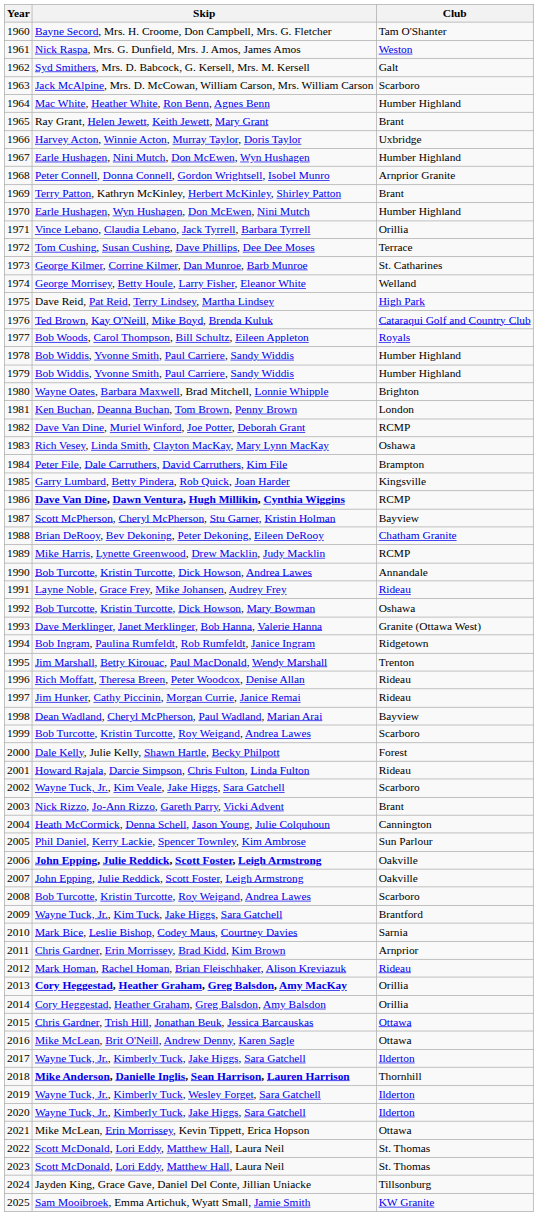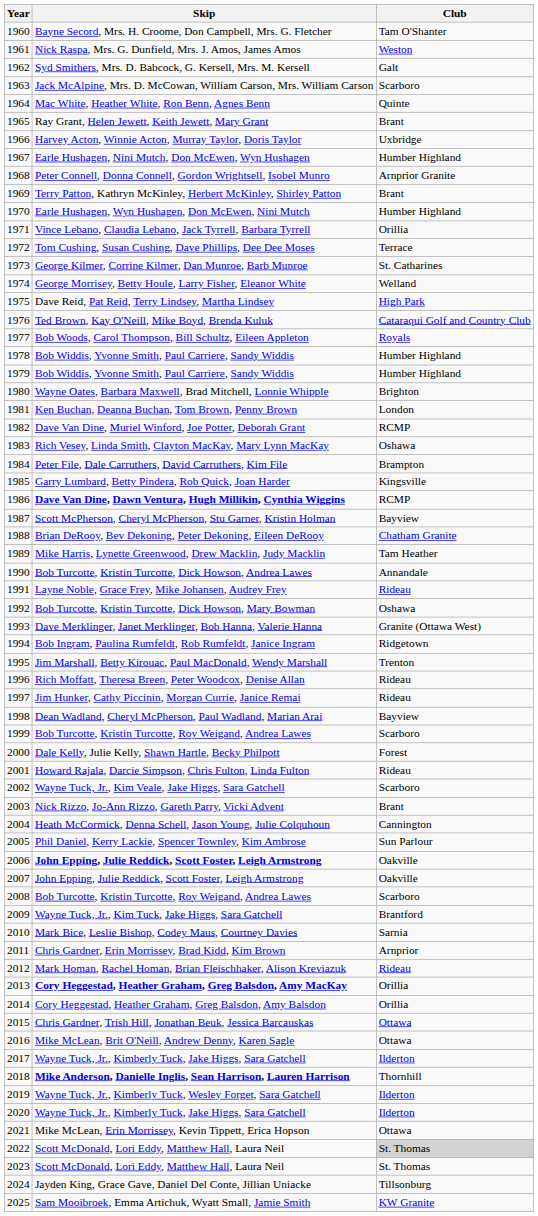(420, 103) Humber Highland -> (394, 103) Quinte
(394, 553) RCMP -> (408, 553) Tam Heather
(404, 1148) no background -> (404, 1148) lightgrey background
